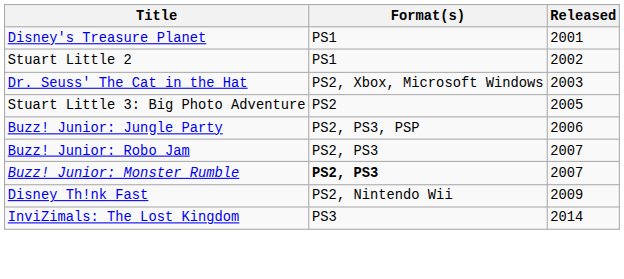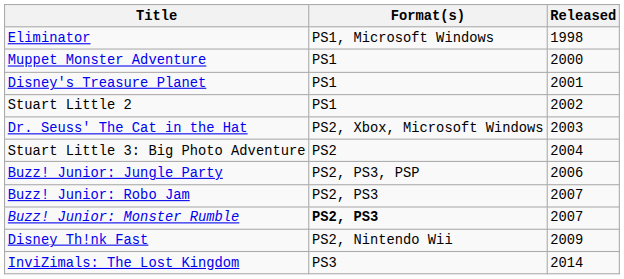+ row: (49, 38)
+ row: (107, 61)
(567, 106) 2005 -> (567, 151) 2004
